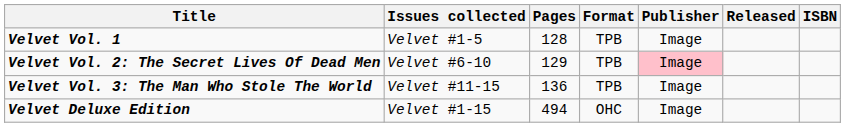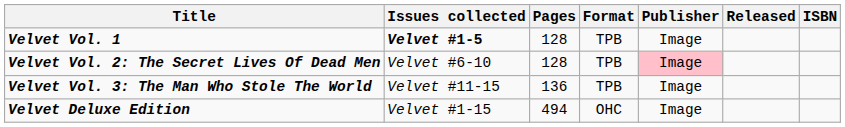(435, 40) normal -> (435, 40) bold
(554, 63) 129 -> (554, 63) 128
